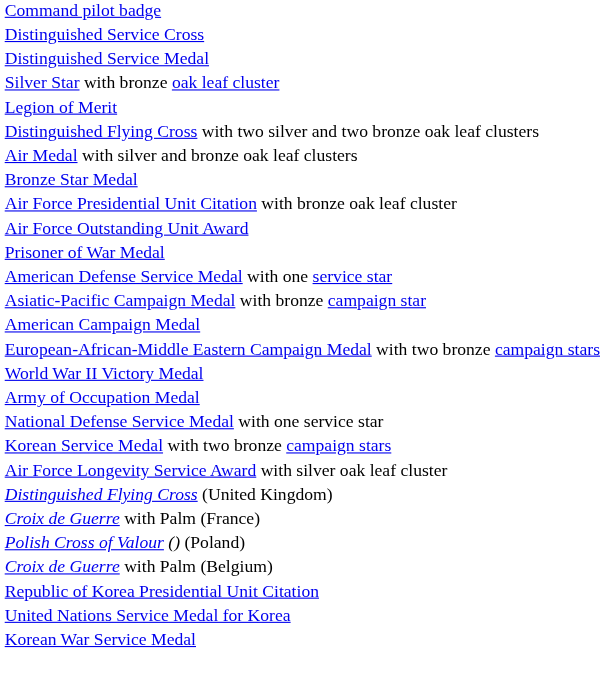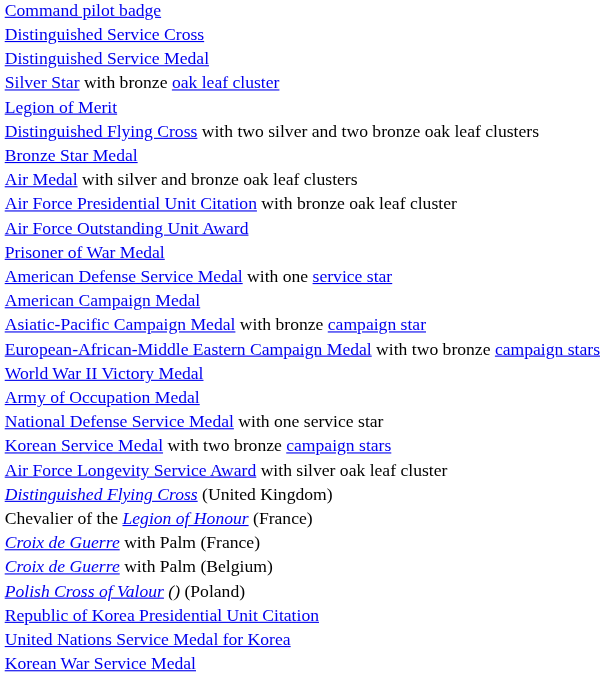rows swapped: (71, 179) <-> (181, 155)
rows swapped: (102, 324) <-> (215, 300)
+ row: (159, 518)
rows swapped: (139, 566) <-> (125, 542)
